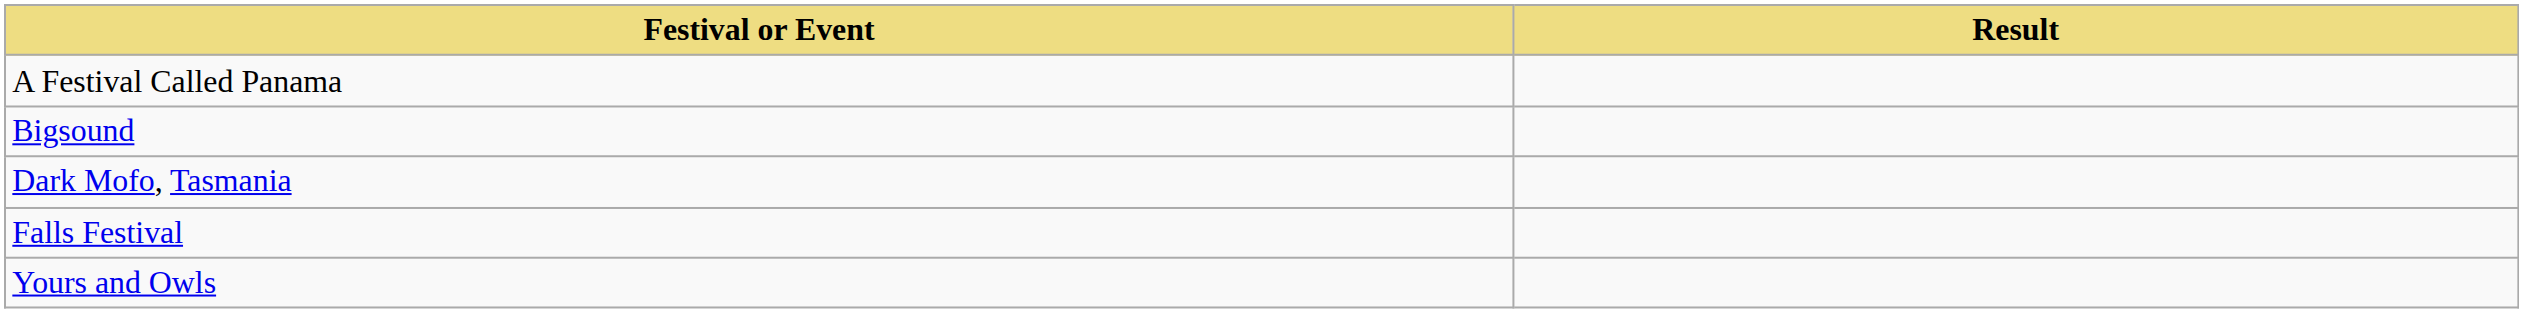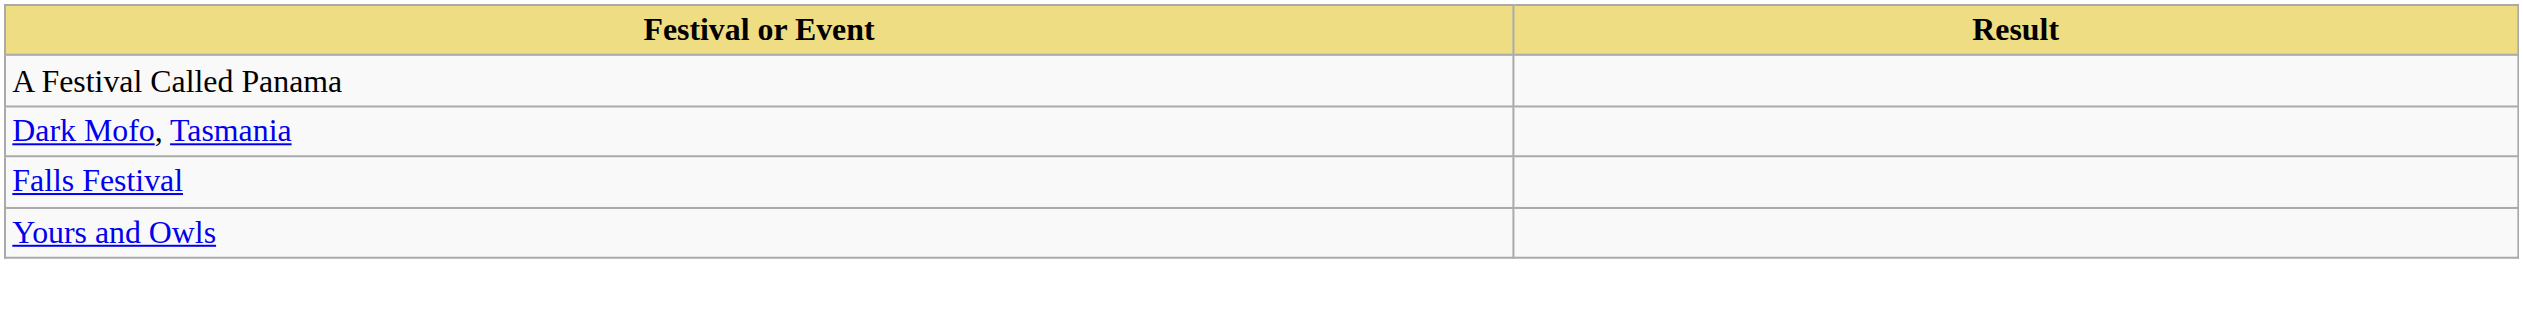- row: (73, 130)
